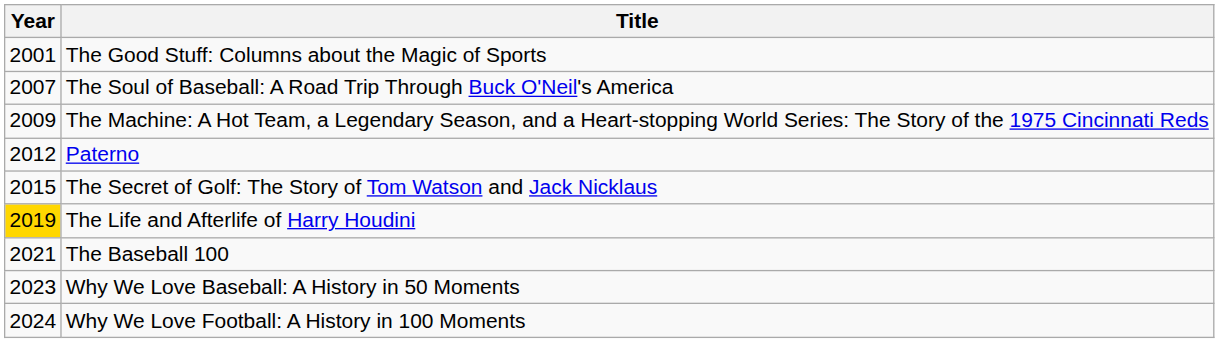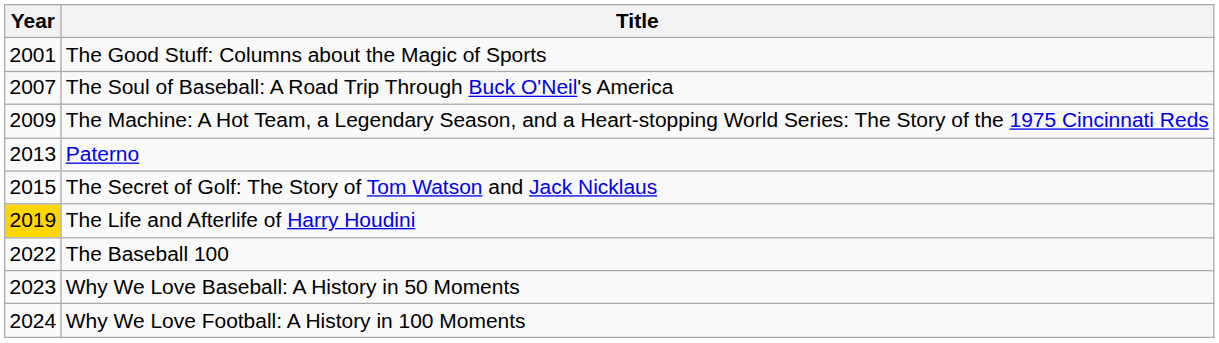(33, 154) 2012 -> (33, 154) 2013
(33, 253) 2021 -> (33, 253) 2022
